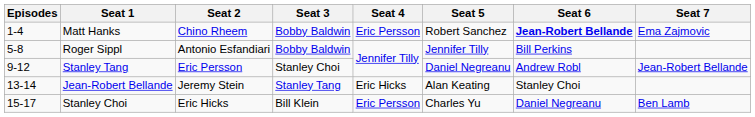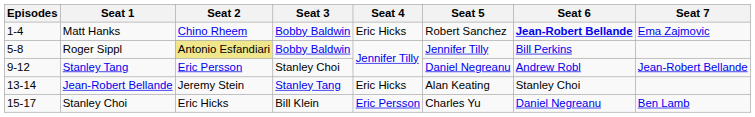(388, 31) Eric Persson -> (381, 31) Eric Hicks
(224, 49) no background -> (224, 49) khaki background
